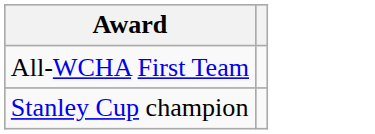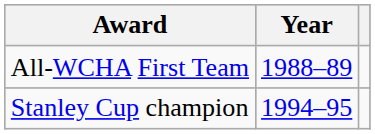+ column: (307, 25)
